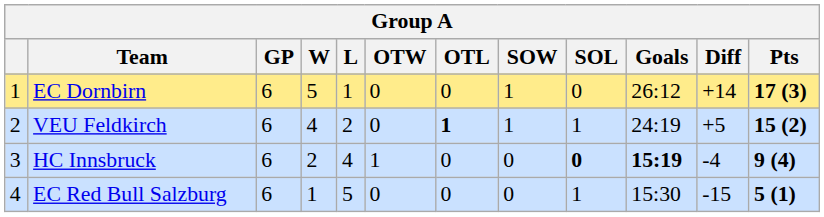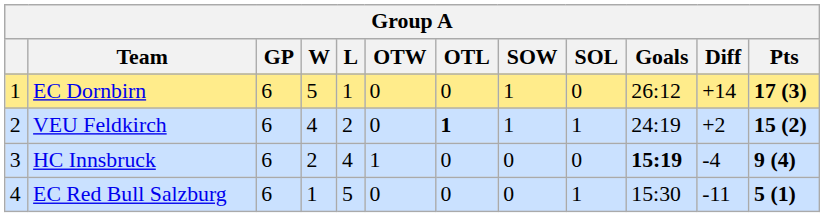(714, 125) +5 -> (714, 125) +2
(577, 159) bold -> (577, 159) normal
(717, 194) -15 -> (716, 194) -11
